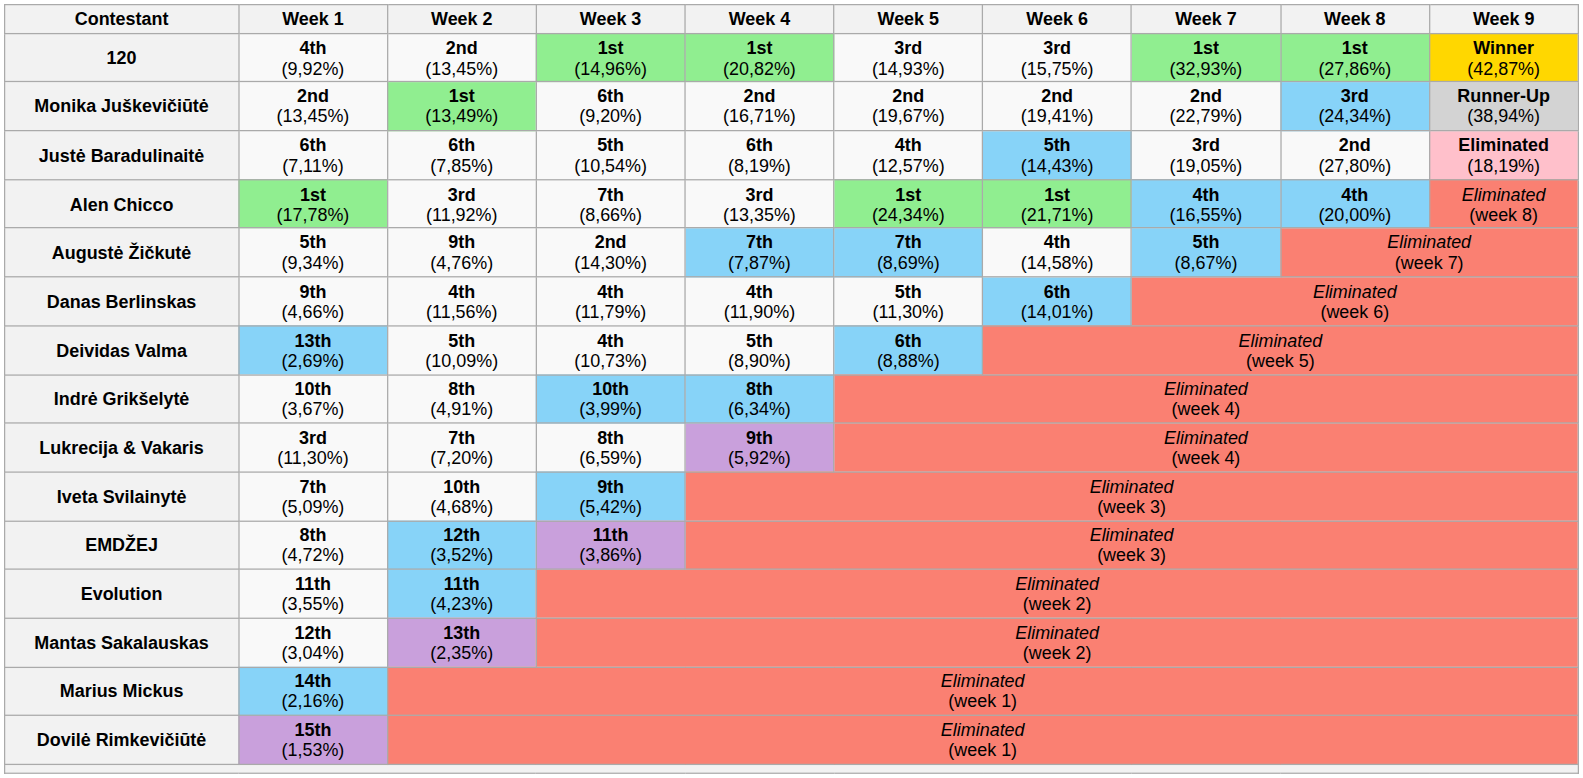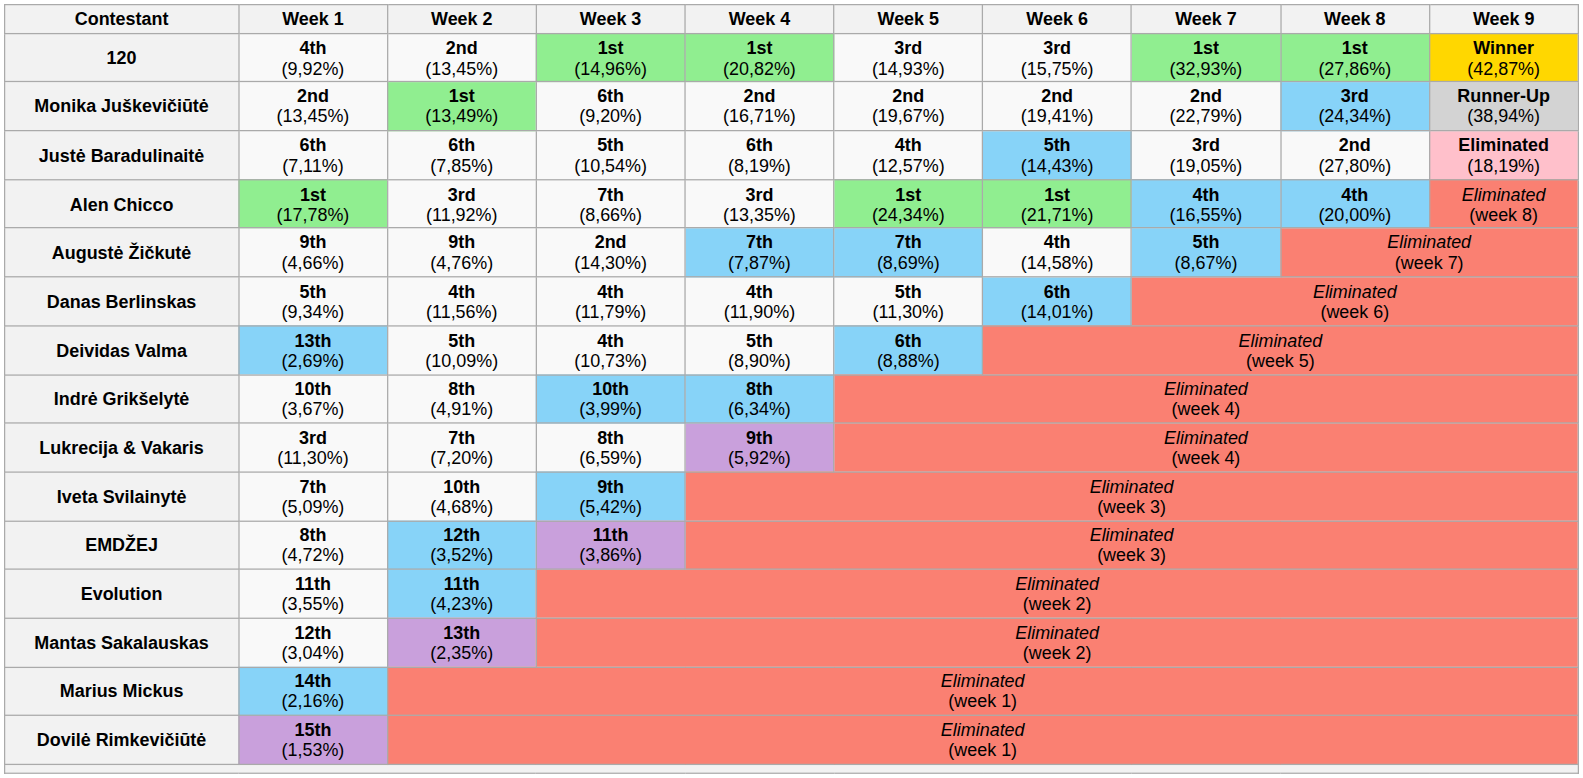(313, 253) 5th (9,34%) -> (313, 253) 9th (4,66%)
(313, 302) 9th (4,66%) -> (313, 302) 5th (9,34%)
